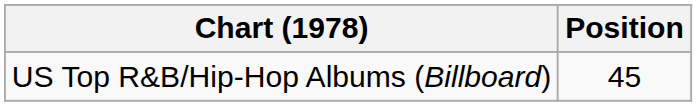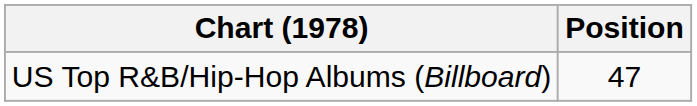(625, 76) 45 -> (625, 76) 47
